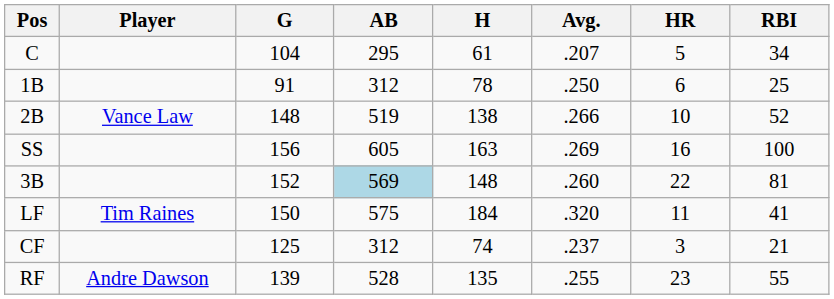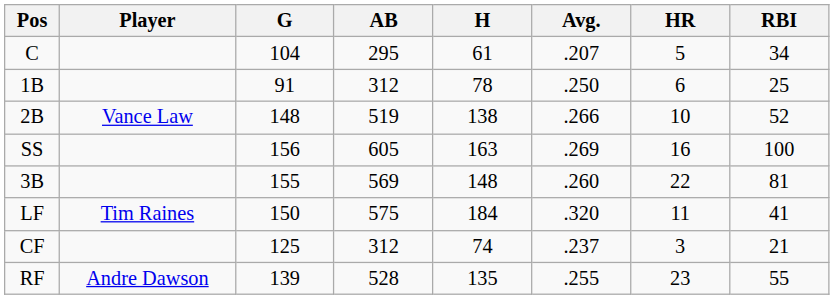(285, 181) 152 -> (285, 181) 155
(384, 181) lightblue background -> (384, 181) no background
